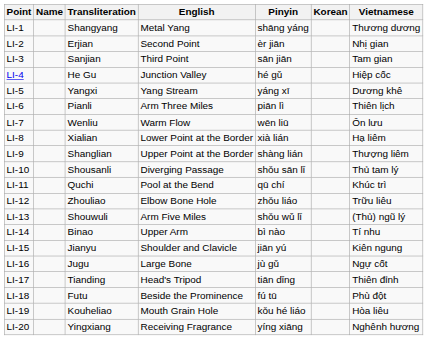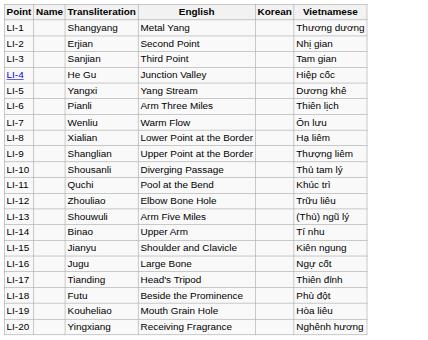- column: (283, 12)
